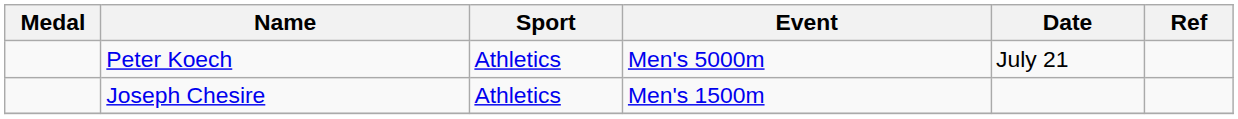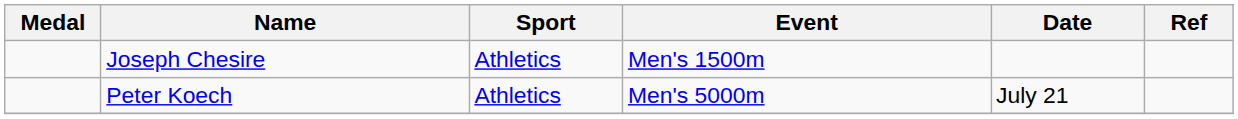rows swapped: (186, 95) <-> (169, 58)
